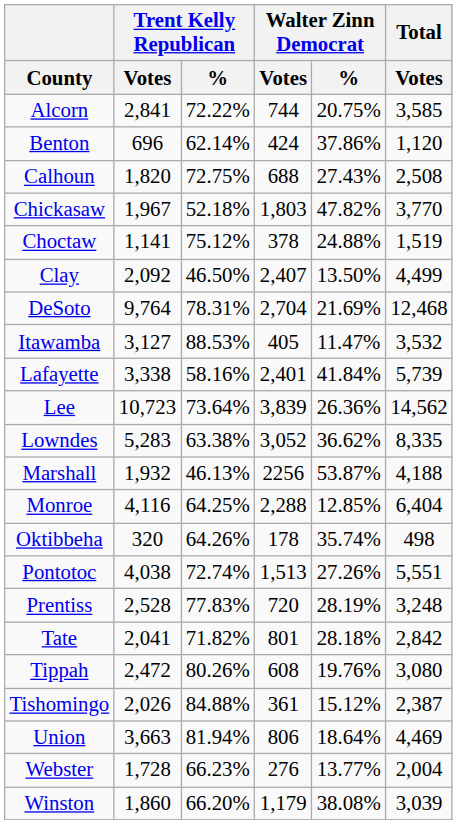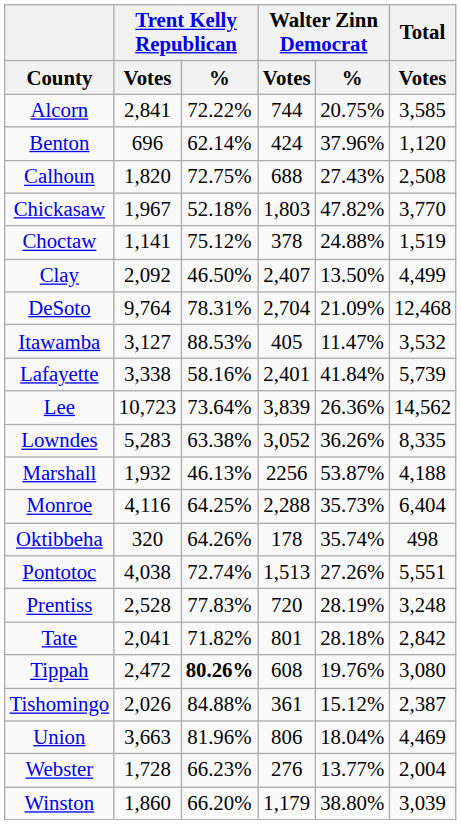(349, 143) 37.86% -> (352, 143) 37.96%
(349, 308) 21.69% -> (352, 308) 21.09%
(349, 440) 36.62% -> (352, 440) 36.26%
(349, 506) 12.85% -> (352, 506) 35.73%
(218, 671) normal -> (219, 671) bold
(218, 737) 81.94% -> (219, 737) 81.96%
(349, 737) 18.64% -> (352, 737) 18.04%
(349, 803) 38.08% -> (352, 803) 38.80%
